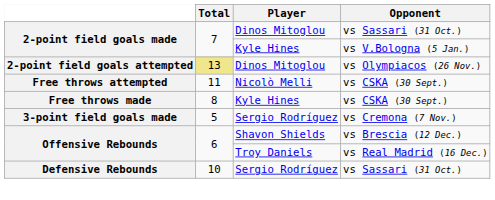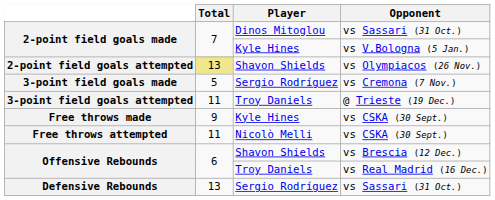(280, 65) Dinos Mitoglou -> (280, 65) Shavon Shields
rows swapped: (100, 117) <-> (100, 83)
+ row: (100, 100)
(214, 100) 8 -> (214, 117) 9
(214, 169) 10 -> (214, 187) 13
